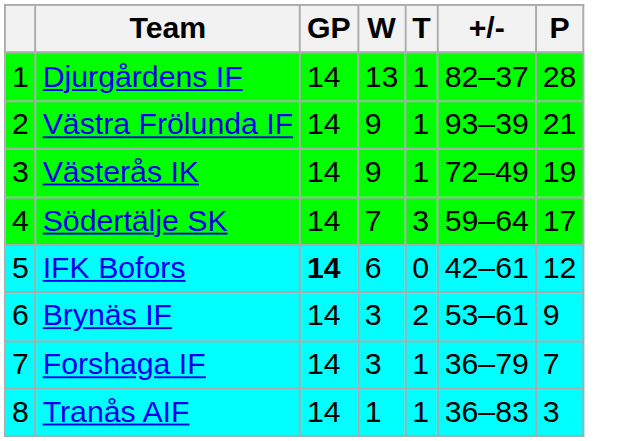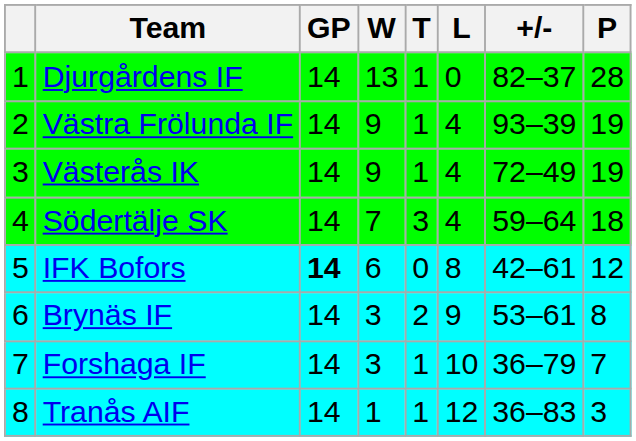+ column: (461, 28)
(560, 124) 21 -> (607, 124) 19
(560, 220) 17 -> (607, 220) 18
(551, 316) 9 -> (599, 316) 8
